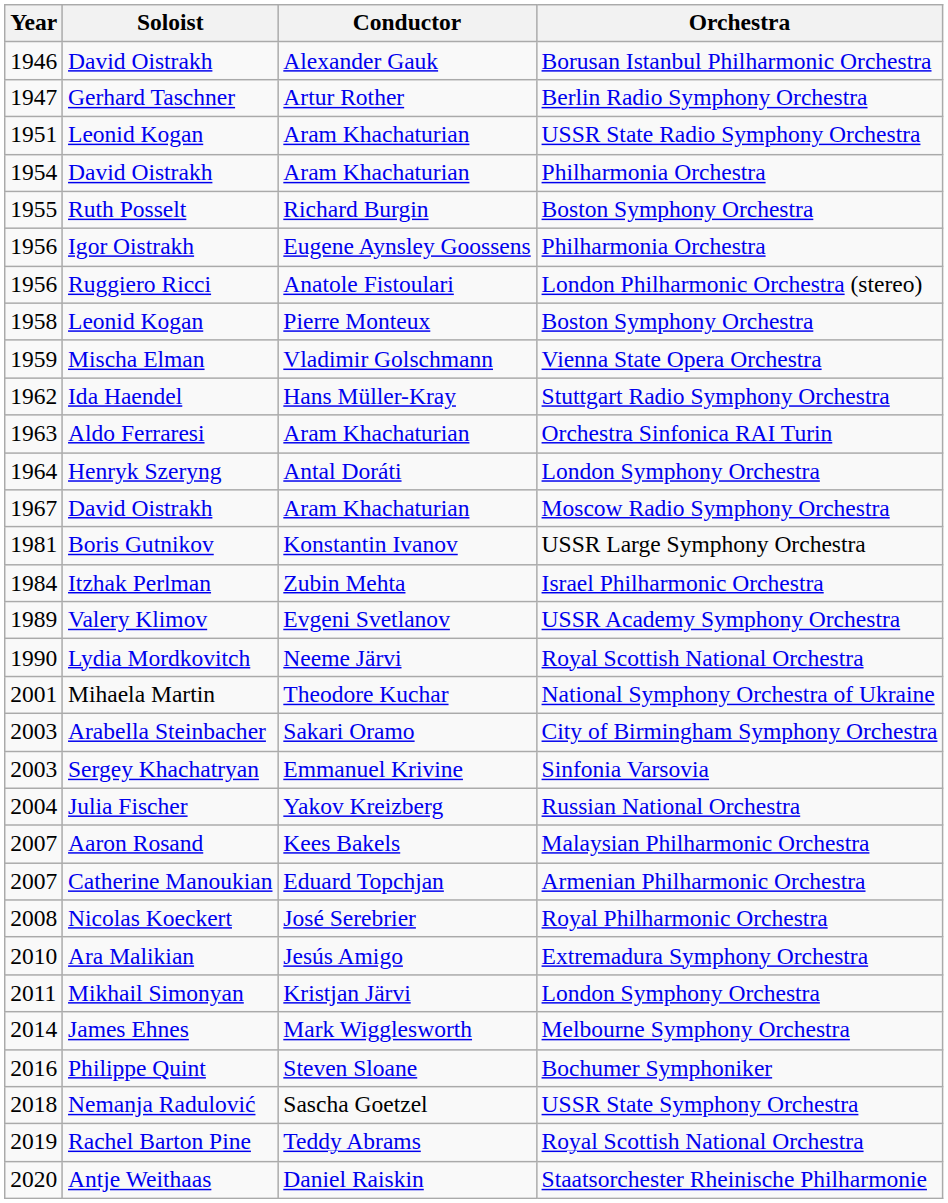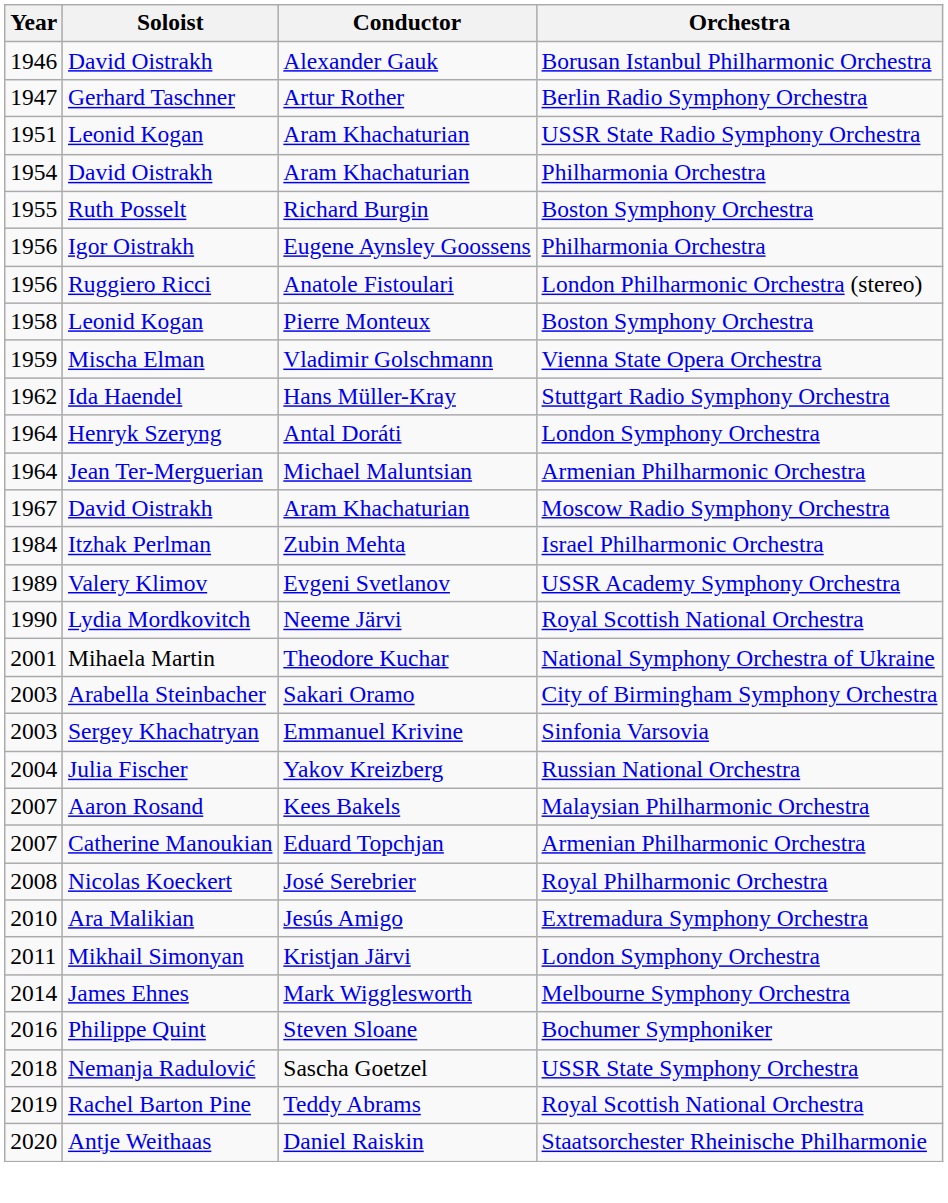- row: (34, 433)
+ row: (34, 470)
- row: (34, 545)
